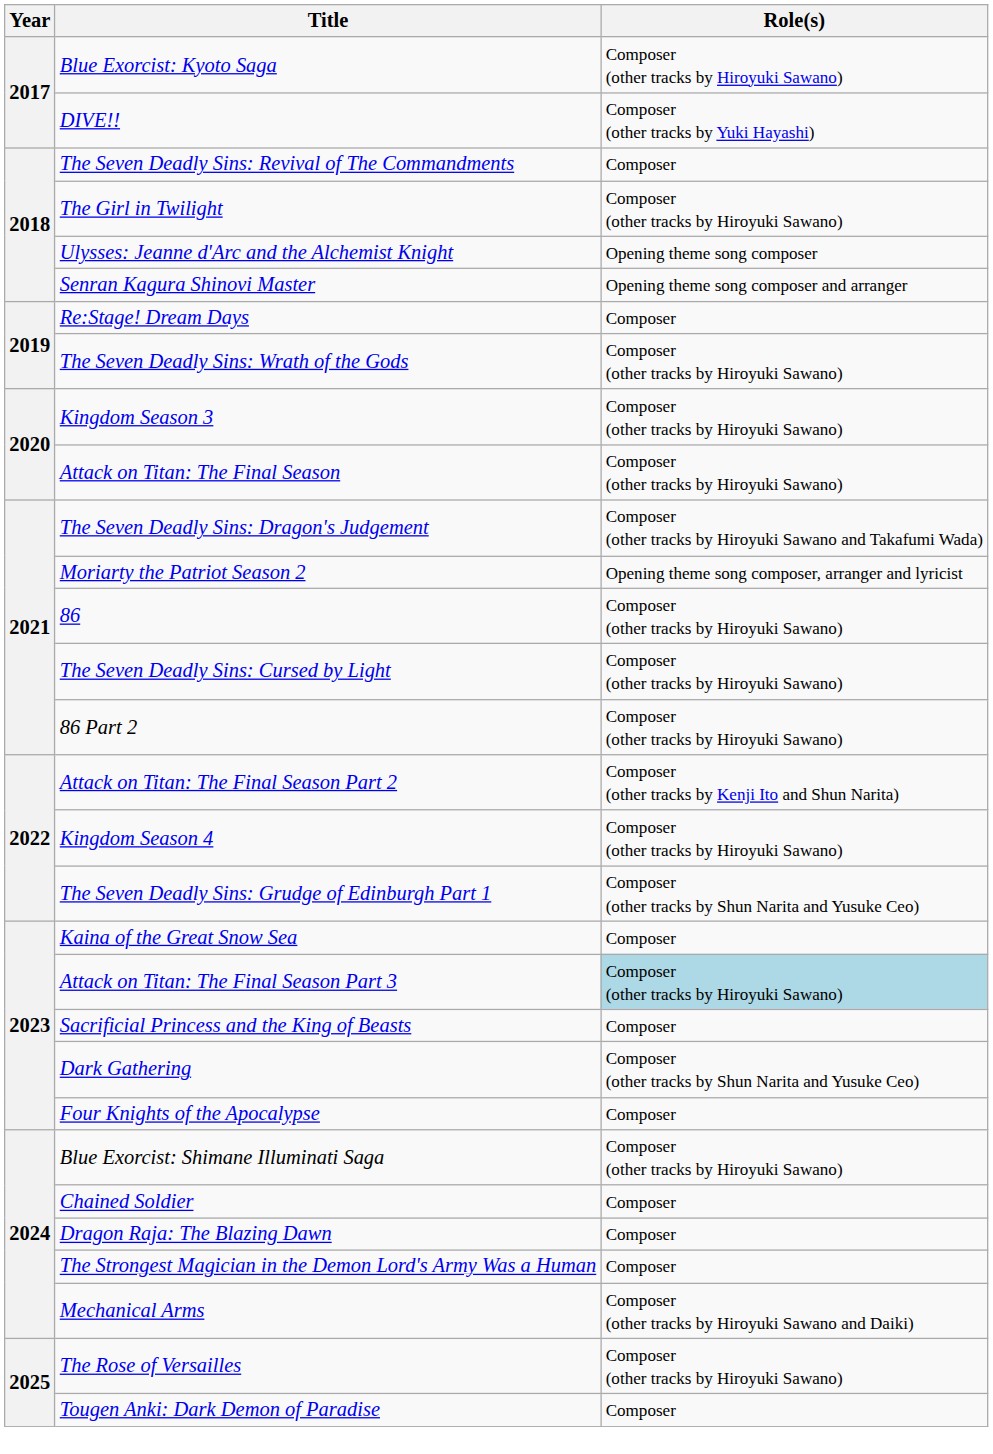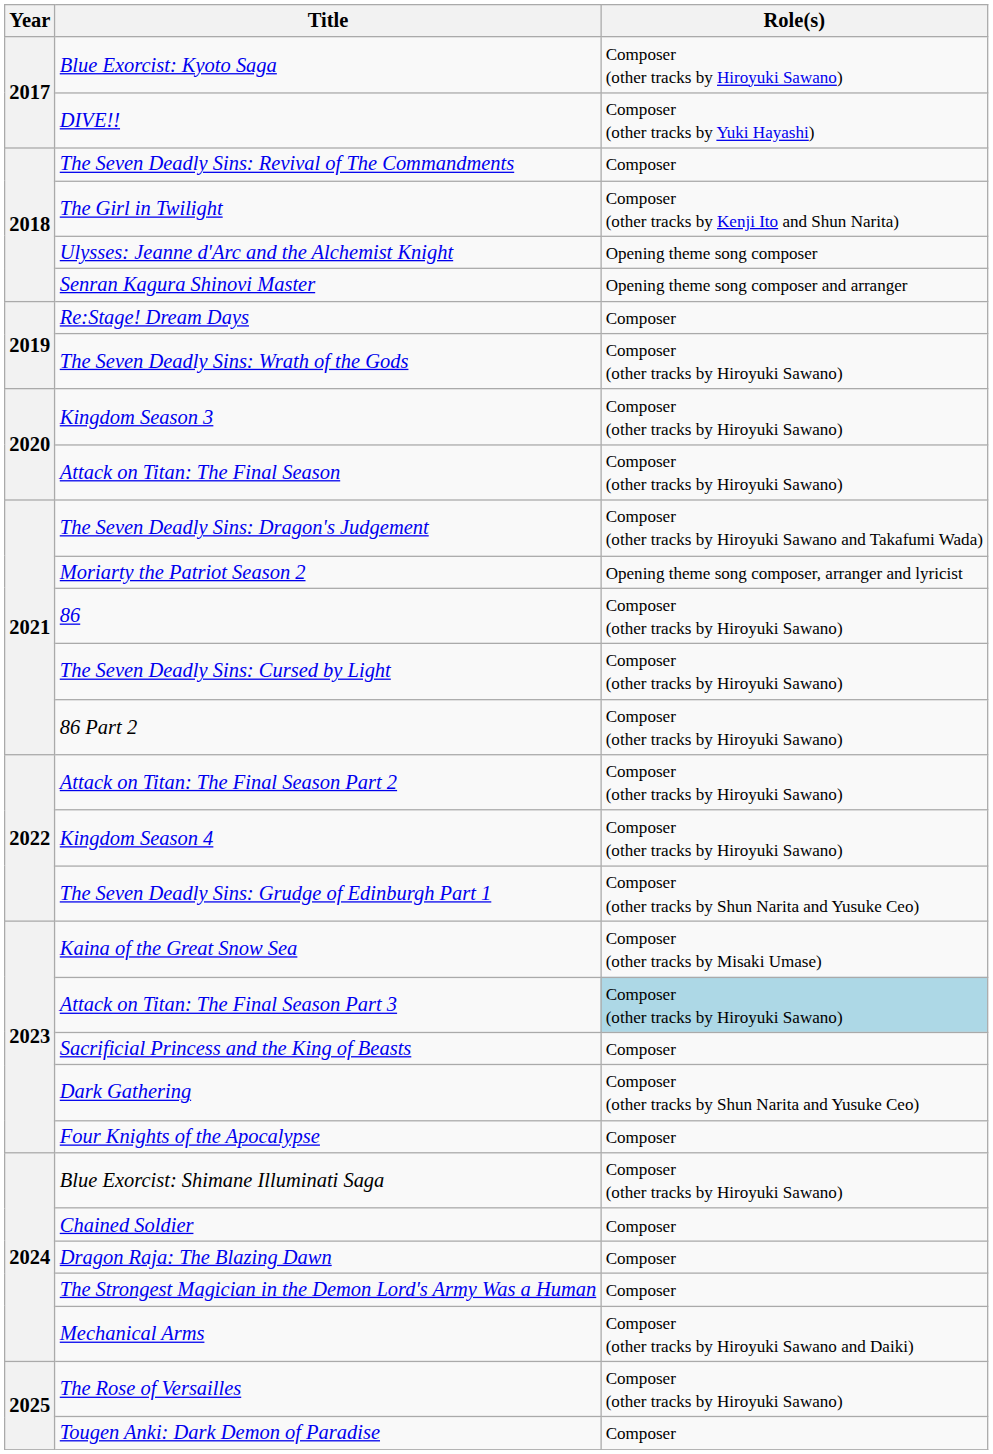(724, 209) Composer (other tracks by Hiroyuki Sawano) -> (752, 209) Composer (other tracks by Kenji Ito and Shun Narita)
(752, 783) Composer (other tracks by Kenji Ito and Shun Narita) -> (724, 783) Composer (other tracks by Hiroyuki Sawano)
(641, 938) Composer -> (714, 950) Composer (other tracks by Misaki Umase)
